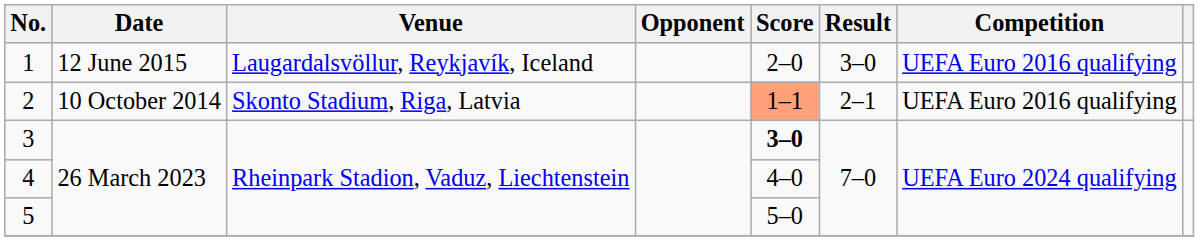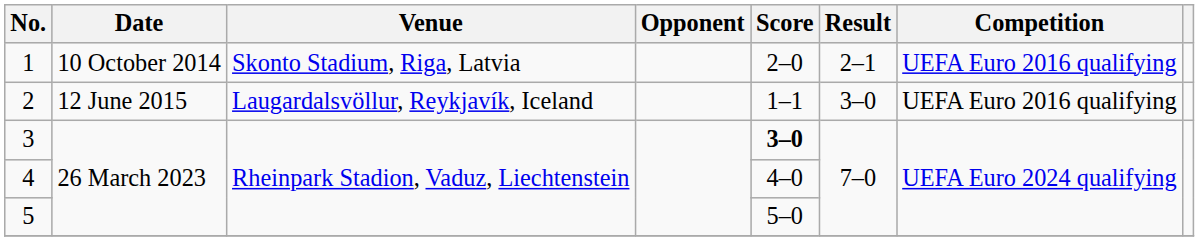(122, 62) 12 June 2015 -> (139, 62) 10 October 2014
(413, 62) Laugardalsvöllur, Reykjavík, Iceland -> (376, 62) Skonto Stadium, Riga, Latvia
(858, 62) 3–0 -> (858, 62) 2–1
(139, 100) 10 October 2014 -> (122, 100) 12 June 2015
(376, 100) Skonto Stadium, Riga, Latvia -> (413, 100) Laugardalsvöllur, Reykjavík, Iceland
(785, 100) lightsalmon background -> (785, 100) no background
(858, 100) 2–1 -> (858, 100) 3–0
